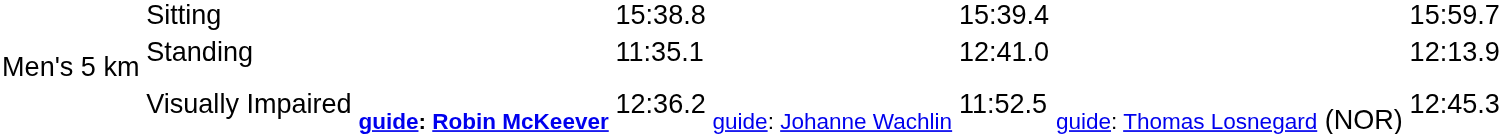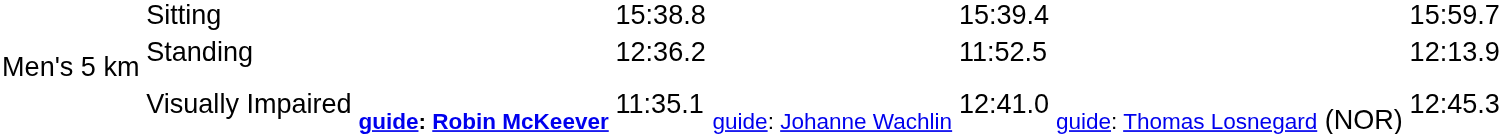(660, 52) 11:35.1 -> (661, 52) 12:36.2
(1004, 52) 12:41.0 -> (1003, 52) 11:52.5
(661, 104) 12:36.2 -> (660, 104) 11:35.1
(1003, 104) 11:52.5 -> (1004, 104) 12:41.0
